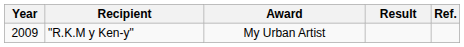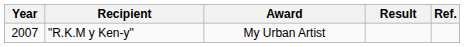(25, 33) 2009 -> (25, 33) 2007
